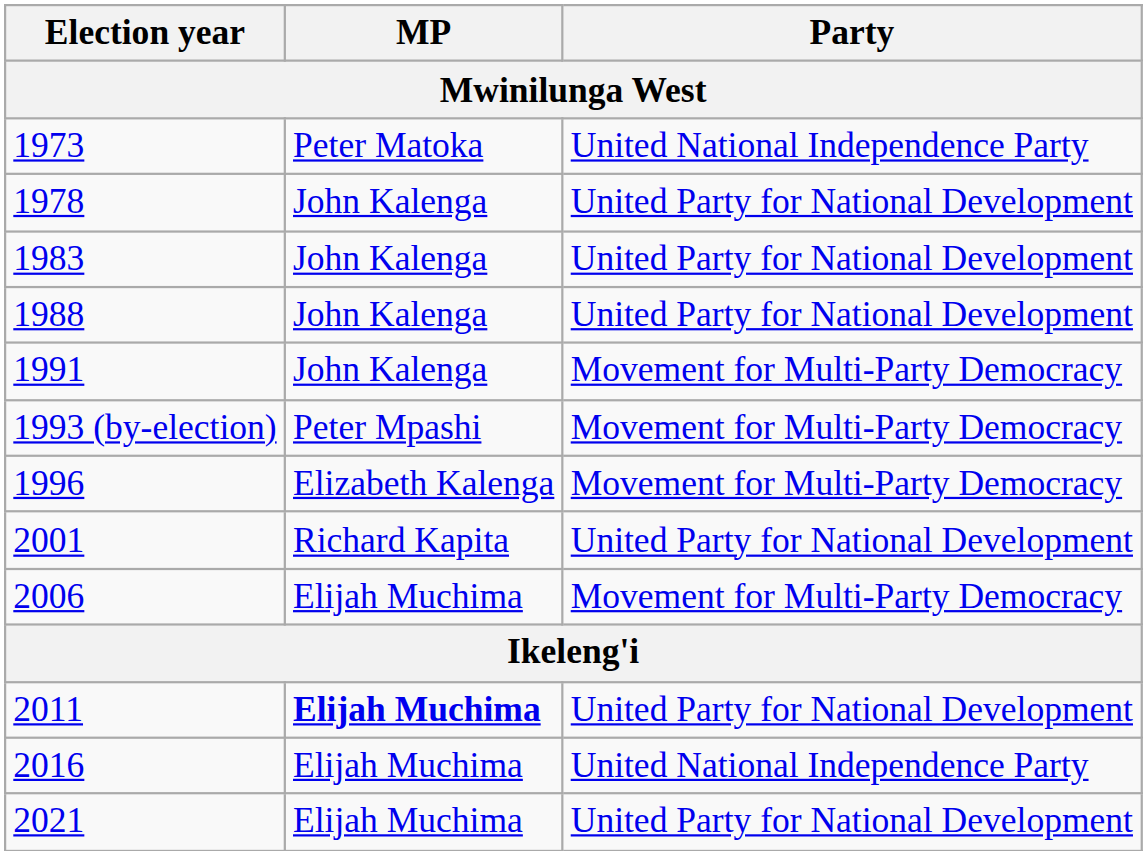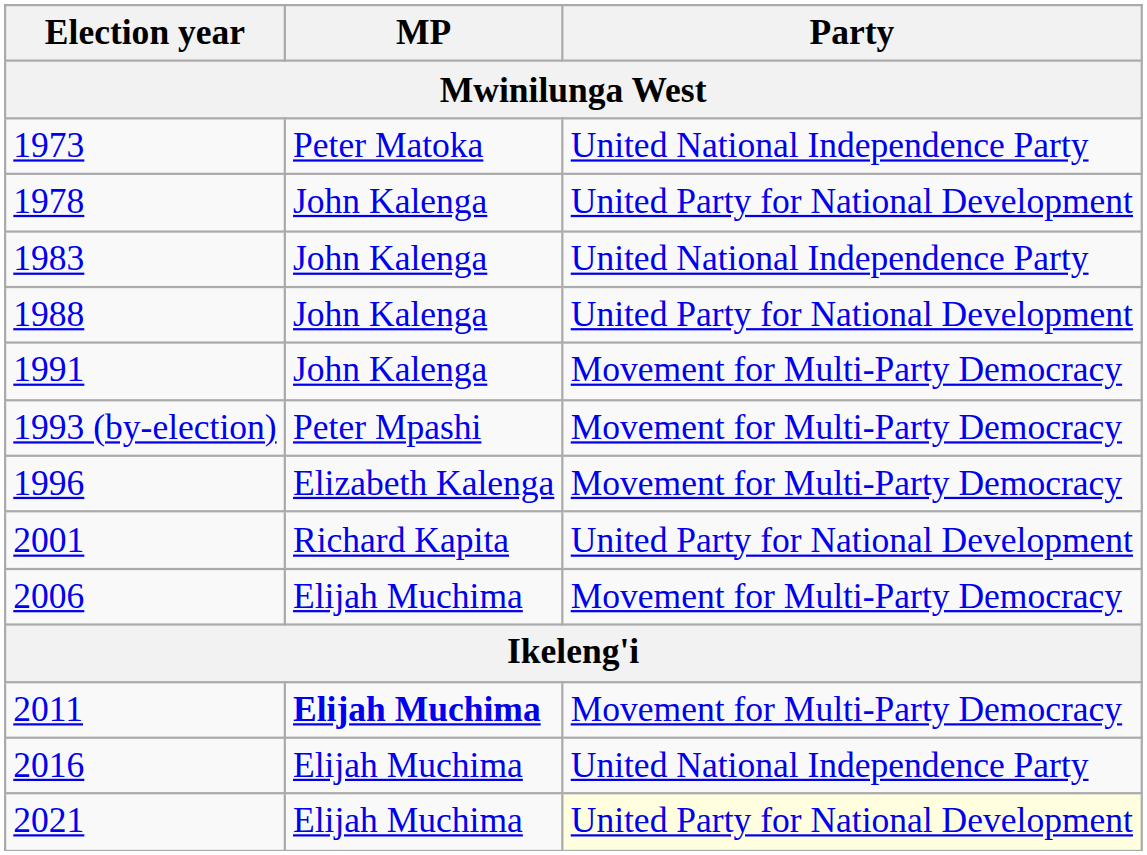(852, 257) United Party for National Development -> (830, 257) United National Independence Party
(852, 708) United Party for National Development -> (846, 708) Movement for Multi-Party Democracy
(852, 821) no background -> (852, 821) lightyellow background
